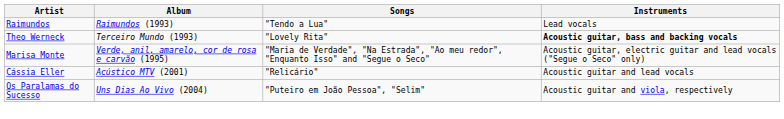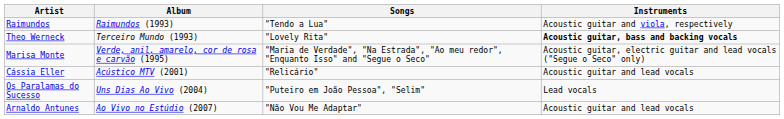(570, 24) Lead vocals -> (638, 24) Acoustic guitar and viola, respectively
(638, 91) Acoustic guitar and viola, respectively -> (570, 91) Lead vocals
+ row: (43, 108)
